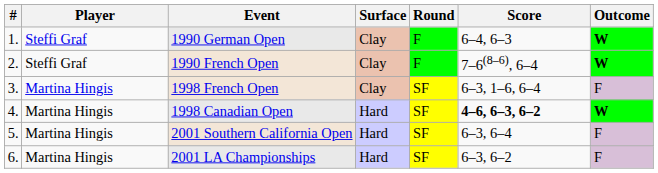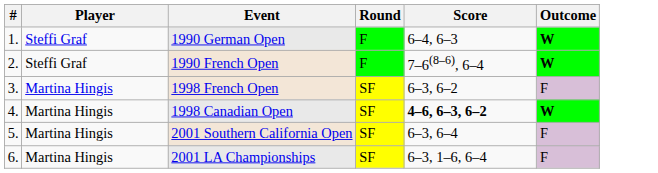- column: (383, 15)
(501, 88) 6–3, 1–6, 6–4 -> (433, 88) 6–3, 6–2
(486, 156) 6–3, 6–2 -> (447, 156) 6–3, 1–6, 6–4
